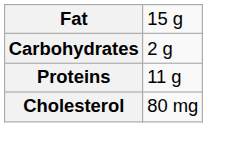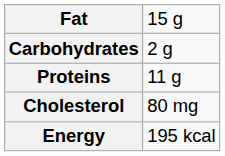+ row: (74, 135)
